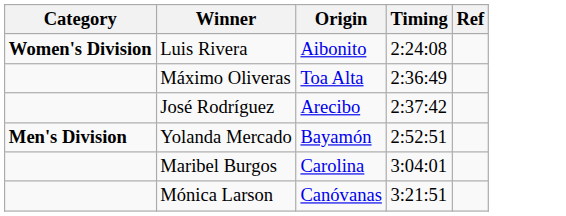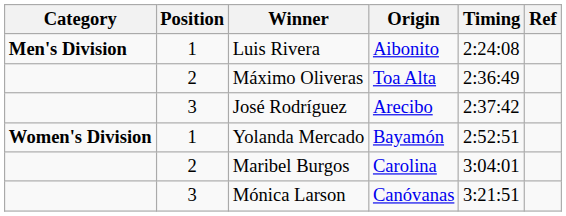+ column: (192, 19)
(80, 48) Women's Division -> (68, 48) Men's Division
(68, 136) Men's Division -> (80, 136) Women's Division
